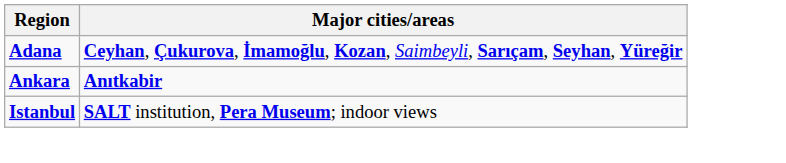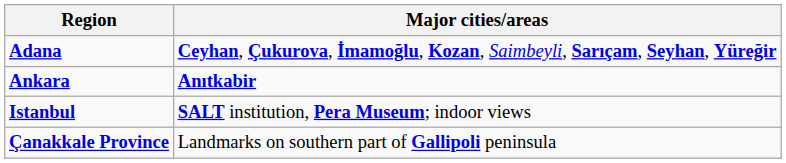+ row: (89, 142)
